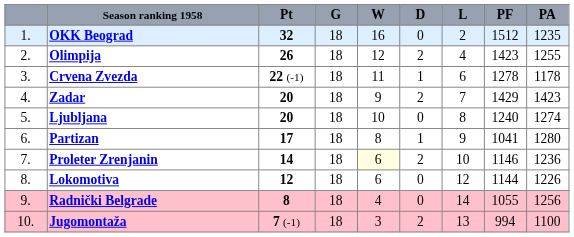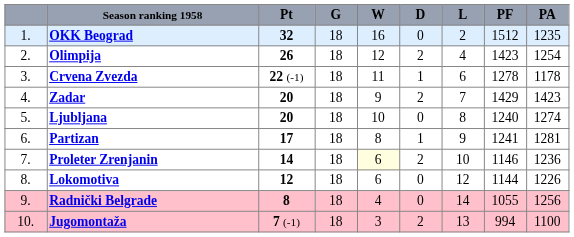(547, 56) 1255 -> (547, 56) 1254
(505, 138) 1041 -> (505, 138) 1241
(547, 138) 1280 -> (547, 138) 1281
